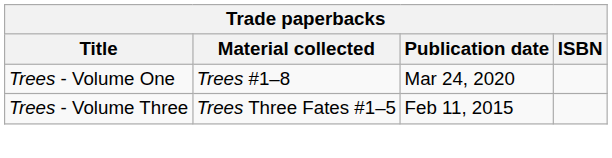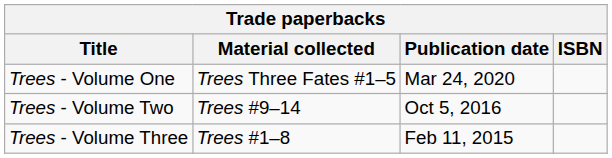(244, 78) Trees #1–8 -> (296, 78) Trees Three Fates #1–5
+ row: (91, 108)
(296, 108) Trees Three Fates #1–5 -> (244, 138) Trees #1–8
